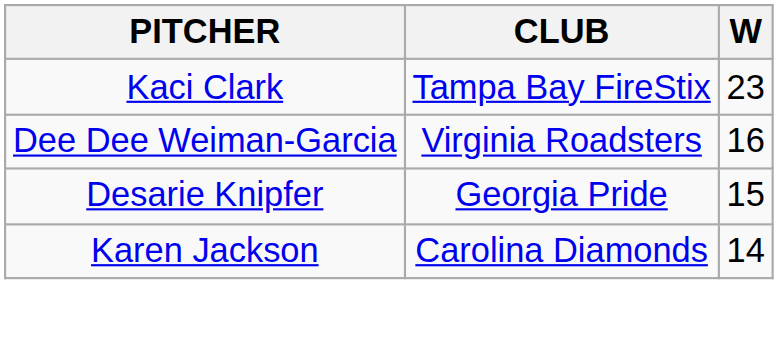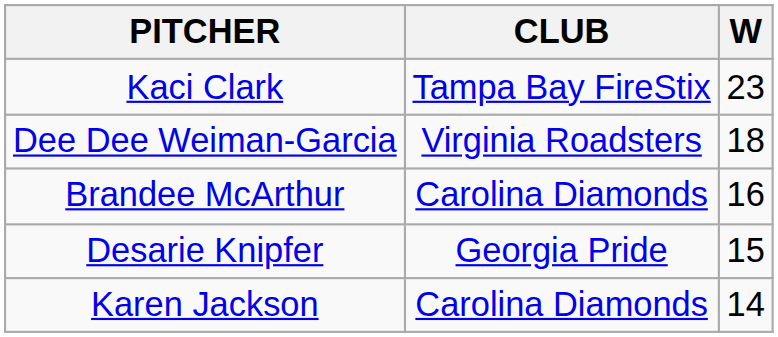(746, 140) 16 -> (746, 140) 18
+ row: (205, 195)
